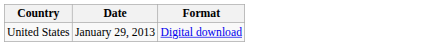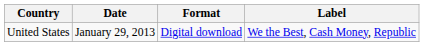+ column: (332, 13)
